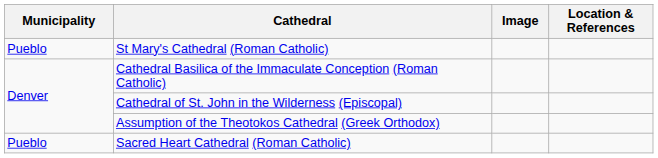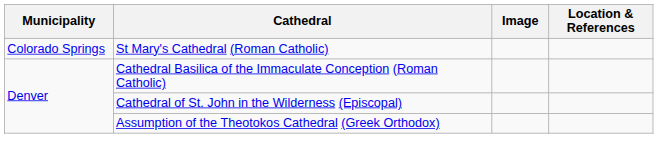(27, 48) Pueblo -> (56, 48) Colorado Springs
- row: (233, 143)
